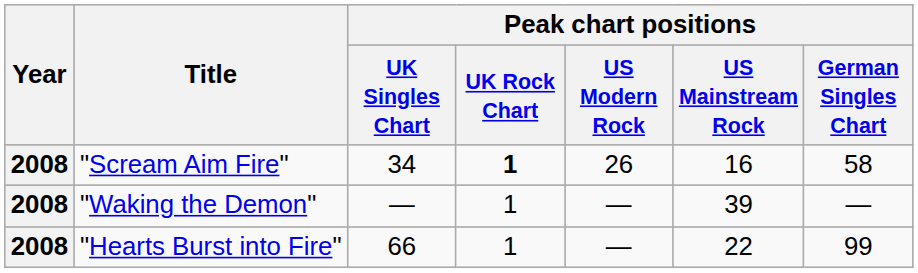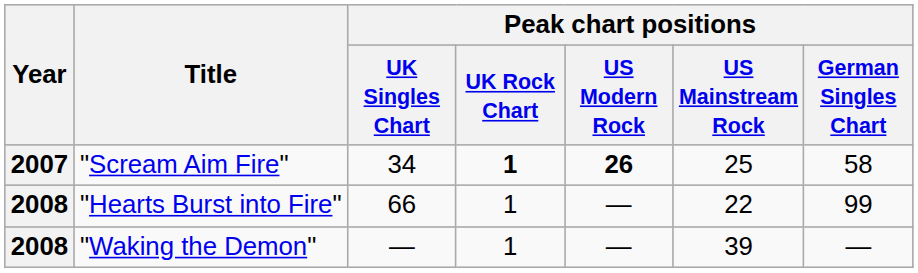(39, 164) 2008 -> (39, 164) 2007
(619, 164) normal -> (619, 164) bold
(739, 164) 16 -> (739, 164) 25
rows swapped: (211, 246) <-> (198, 205)
